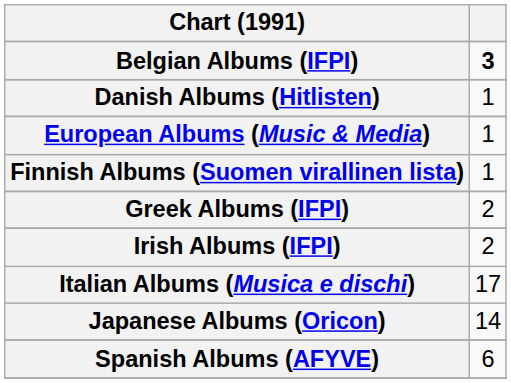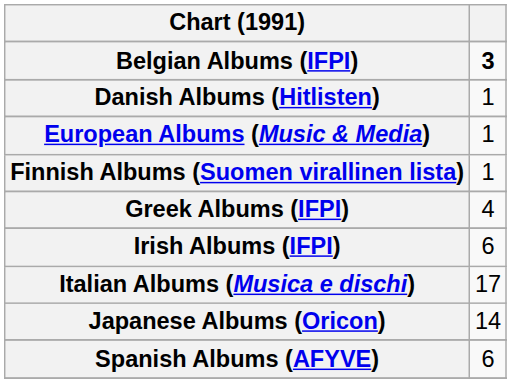(488, 209) 2 -> (488, 209) 4
(488, 246) 2 -> (488, 246) 6
